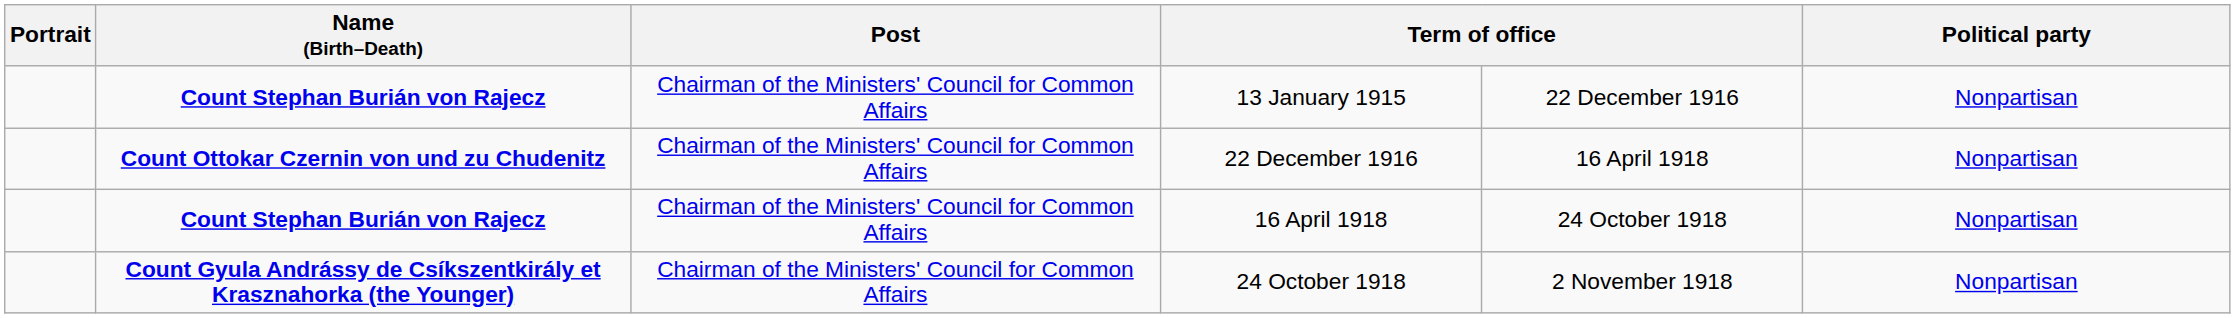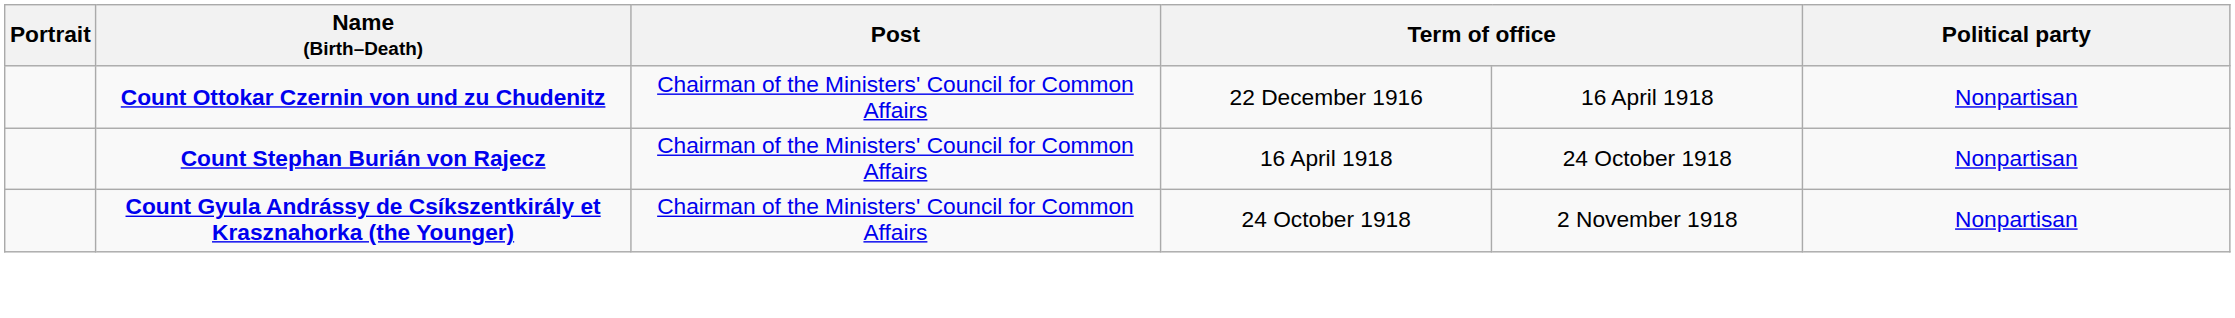- row: (1321, 96)
